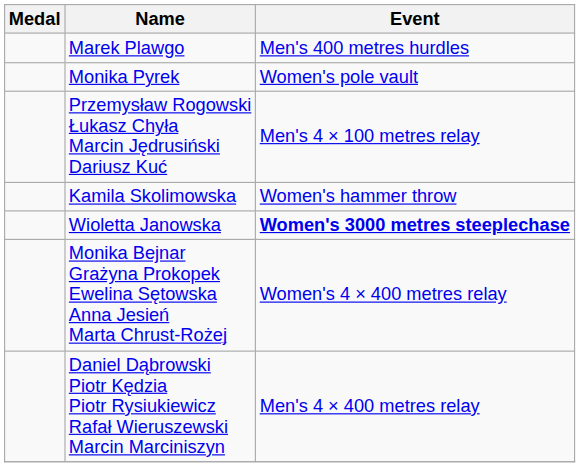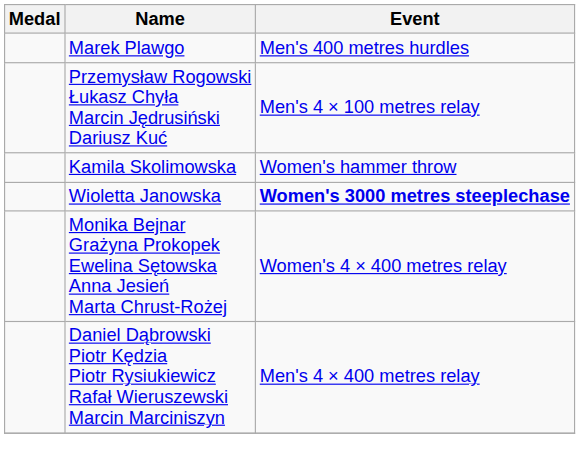- row: (124, 76)
